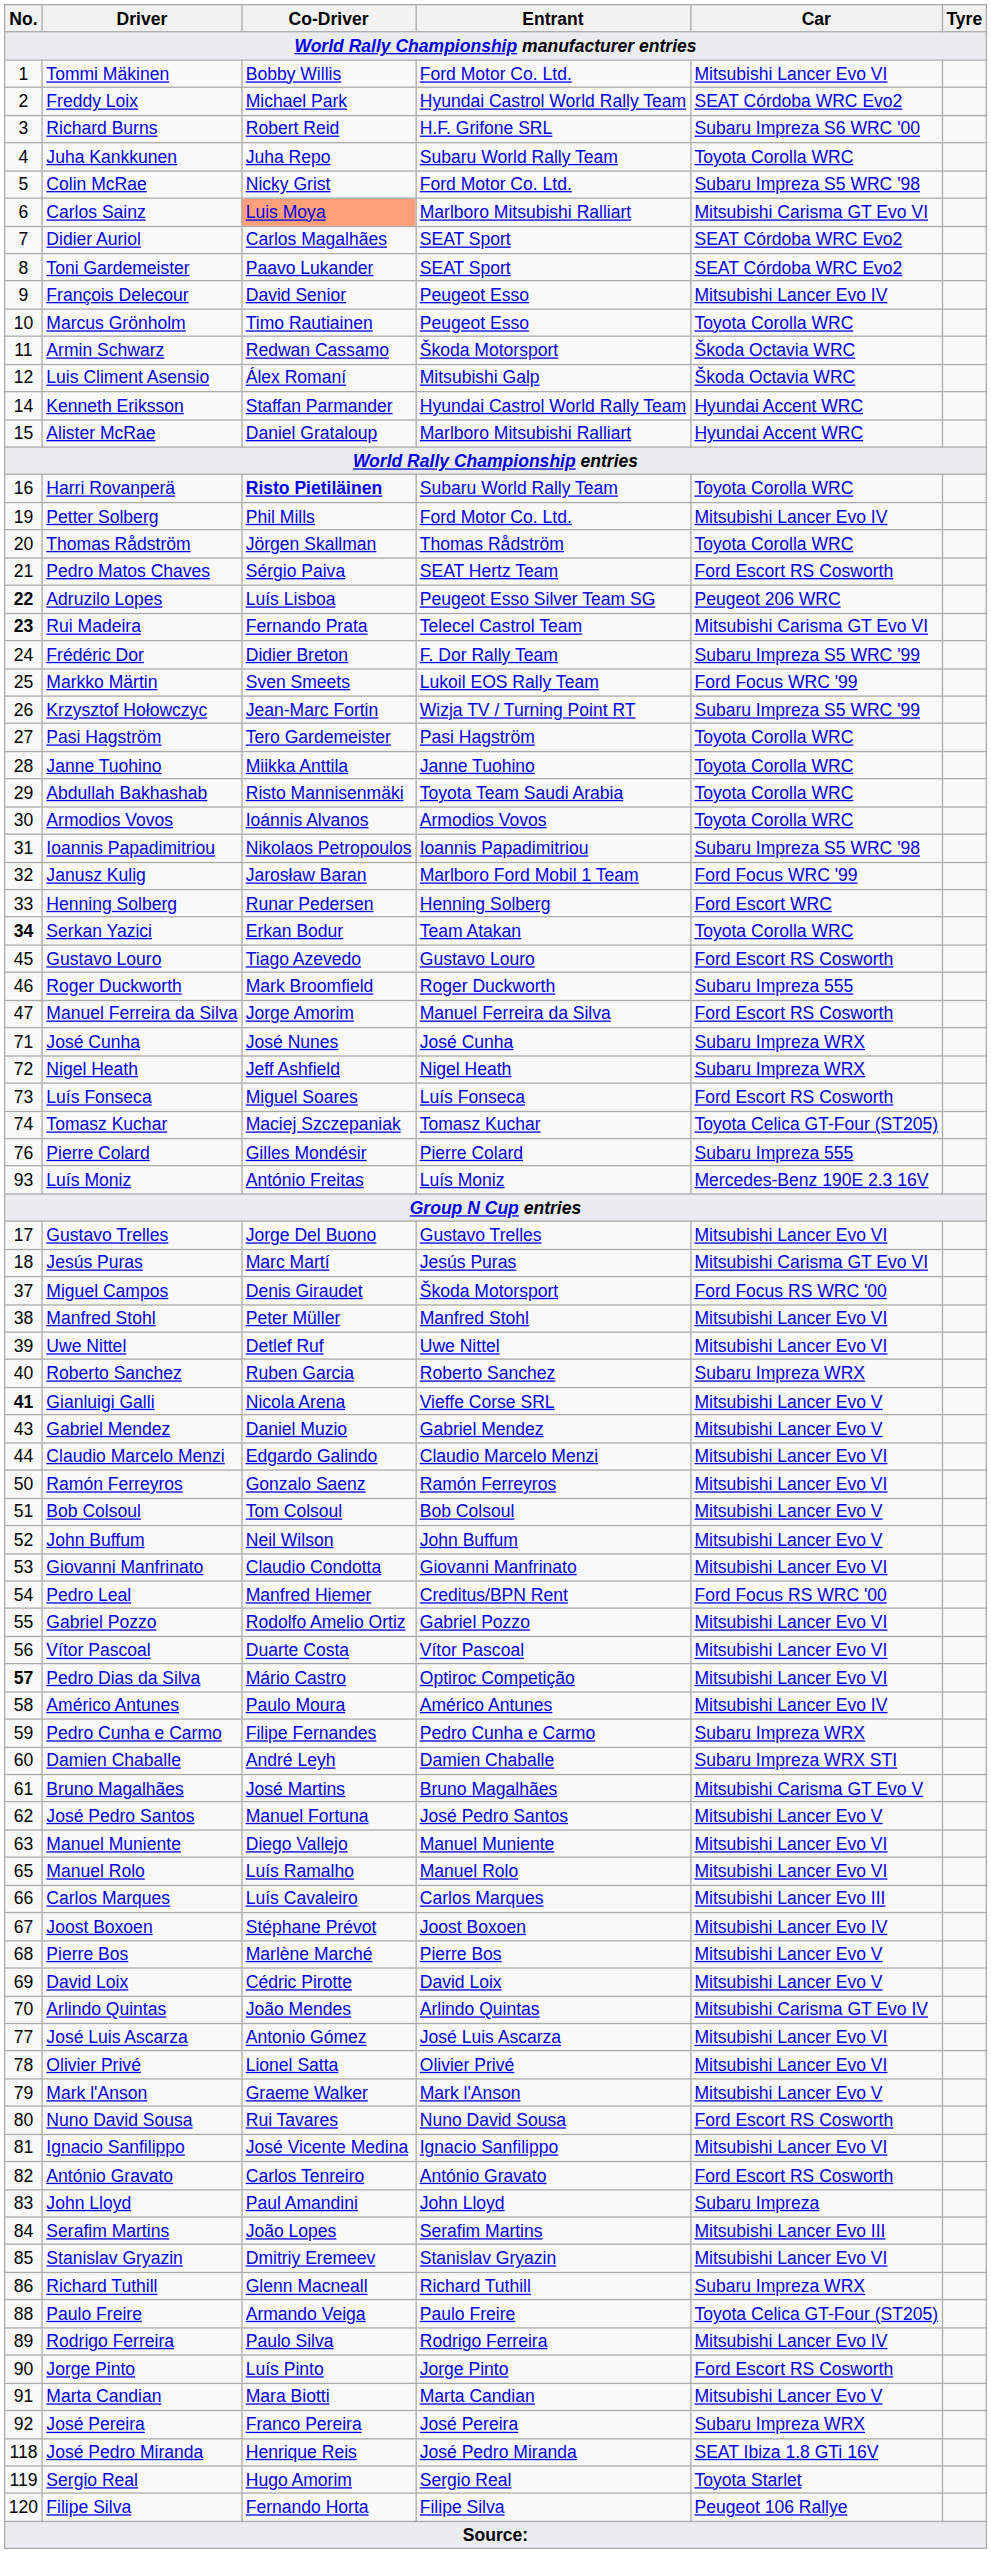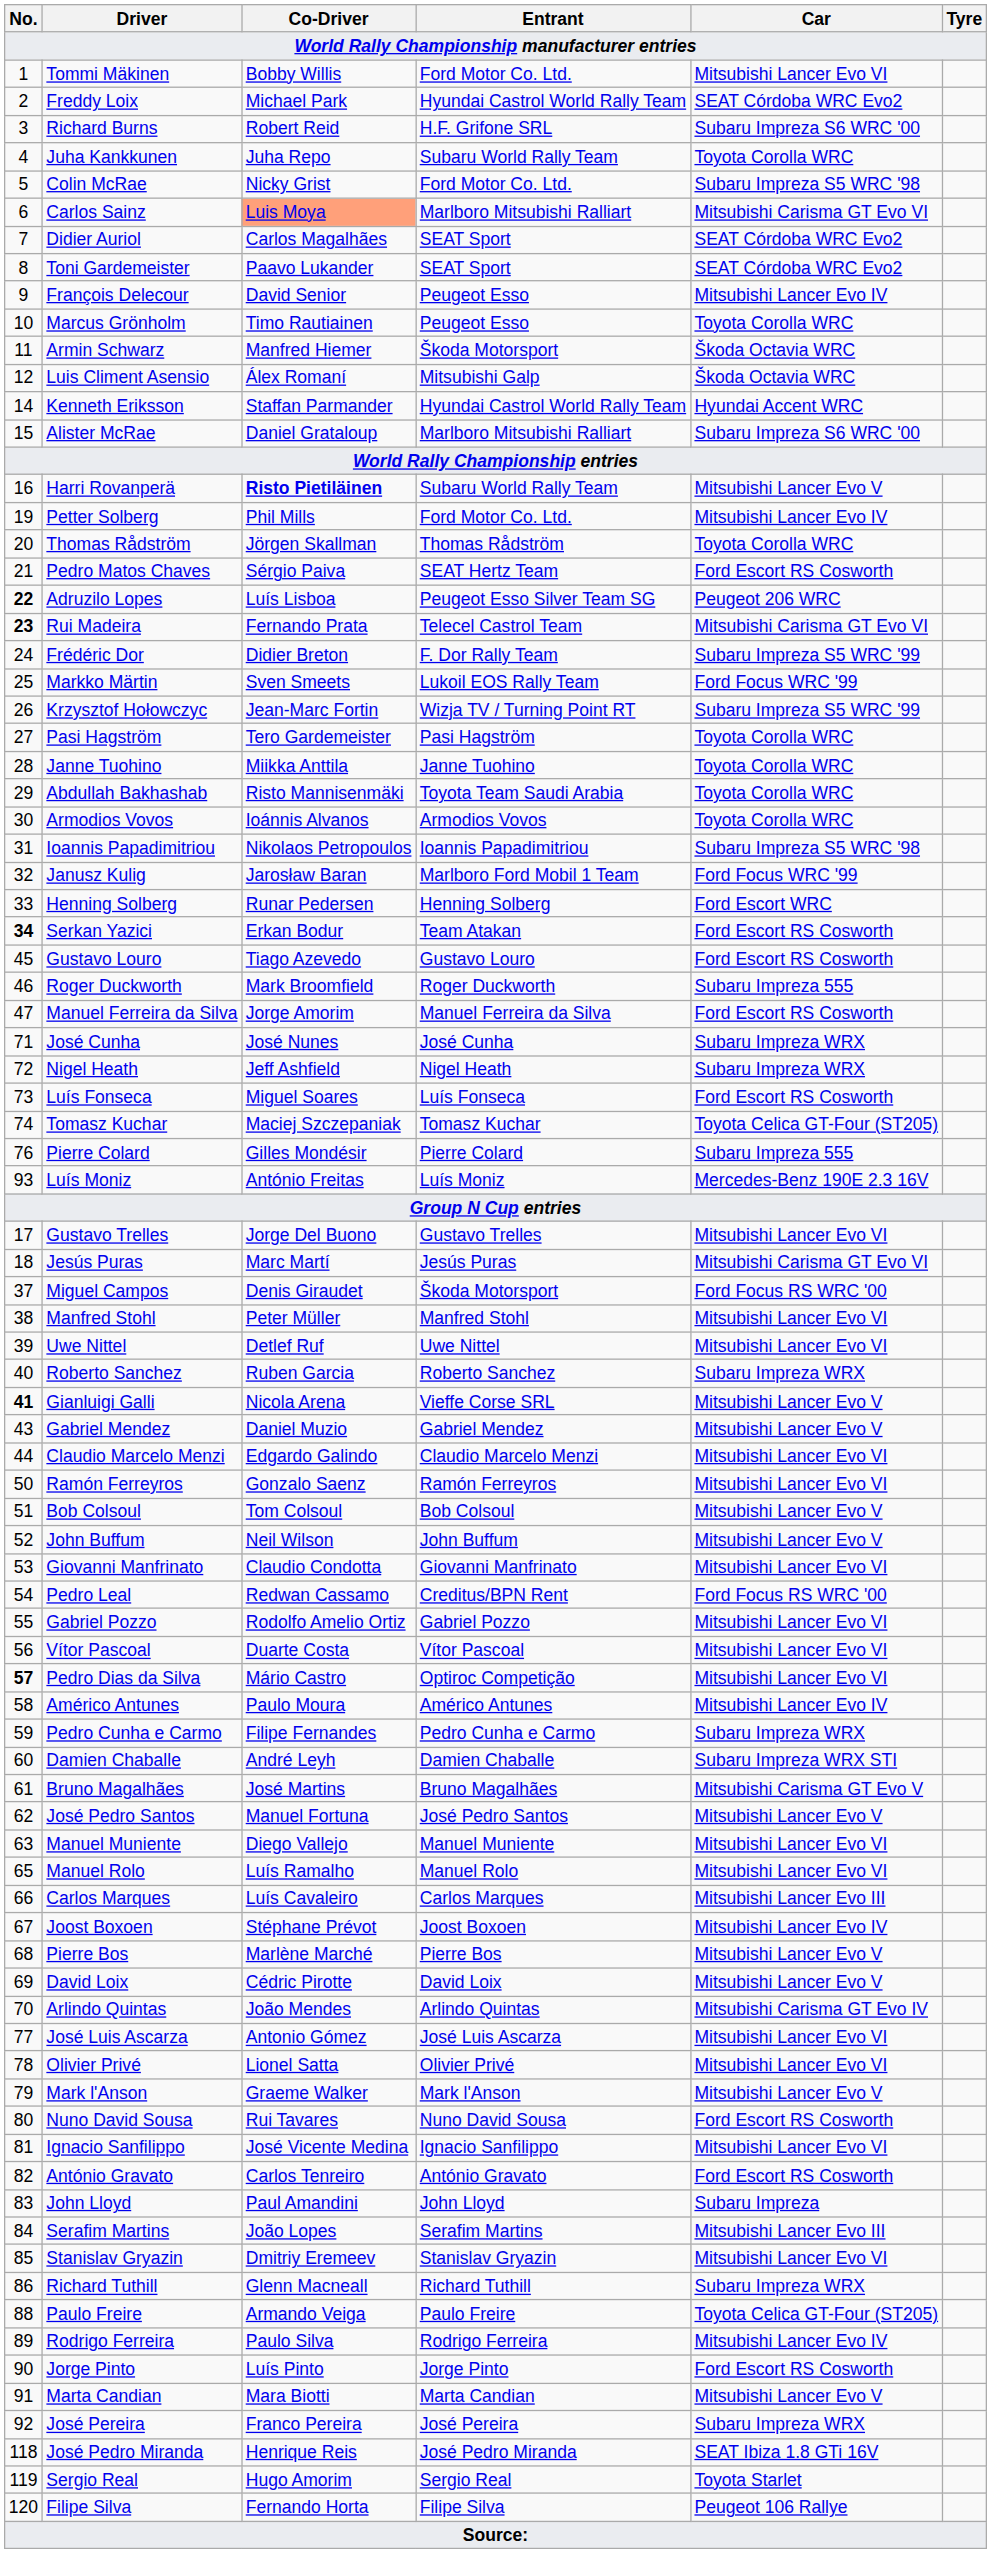(317, 350) Redwan Cassamo -> (309, 350) Manfred Hiemer
(779, 433) Hyundai Accent WRC -> (807, 433) Subaru Impreza S6 WRC '00
(774, 488) Toyota Corolla WRC -> (789, 488) Mitsubishi Lancer Evo V
(774, 931) Toyota Corolla WRC -> (794, 931) Ford Escort RS Cosworth
(309, 1594) Manfred Hiemer -> (317, 1594) Redwan Cassamo
